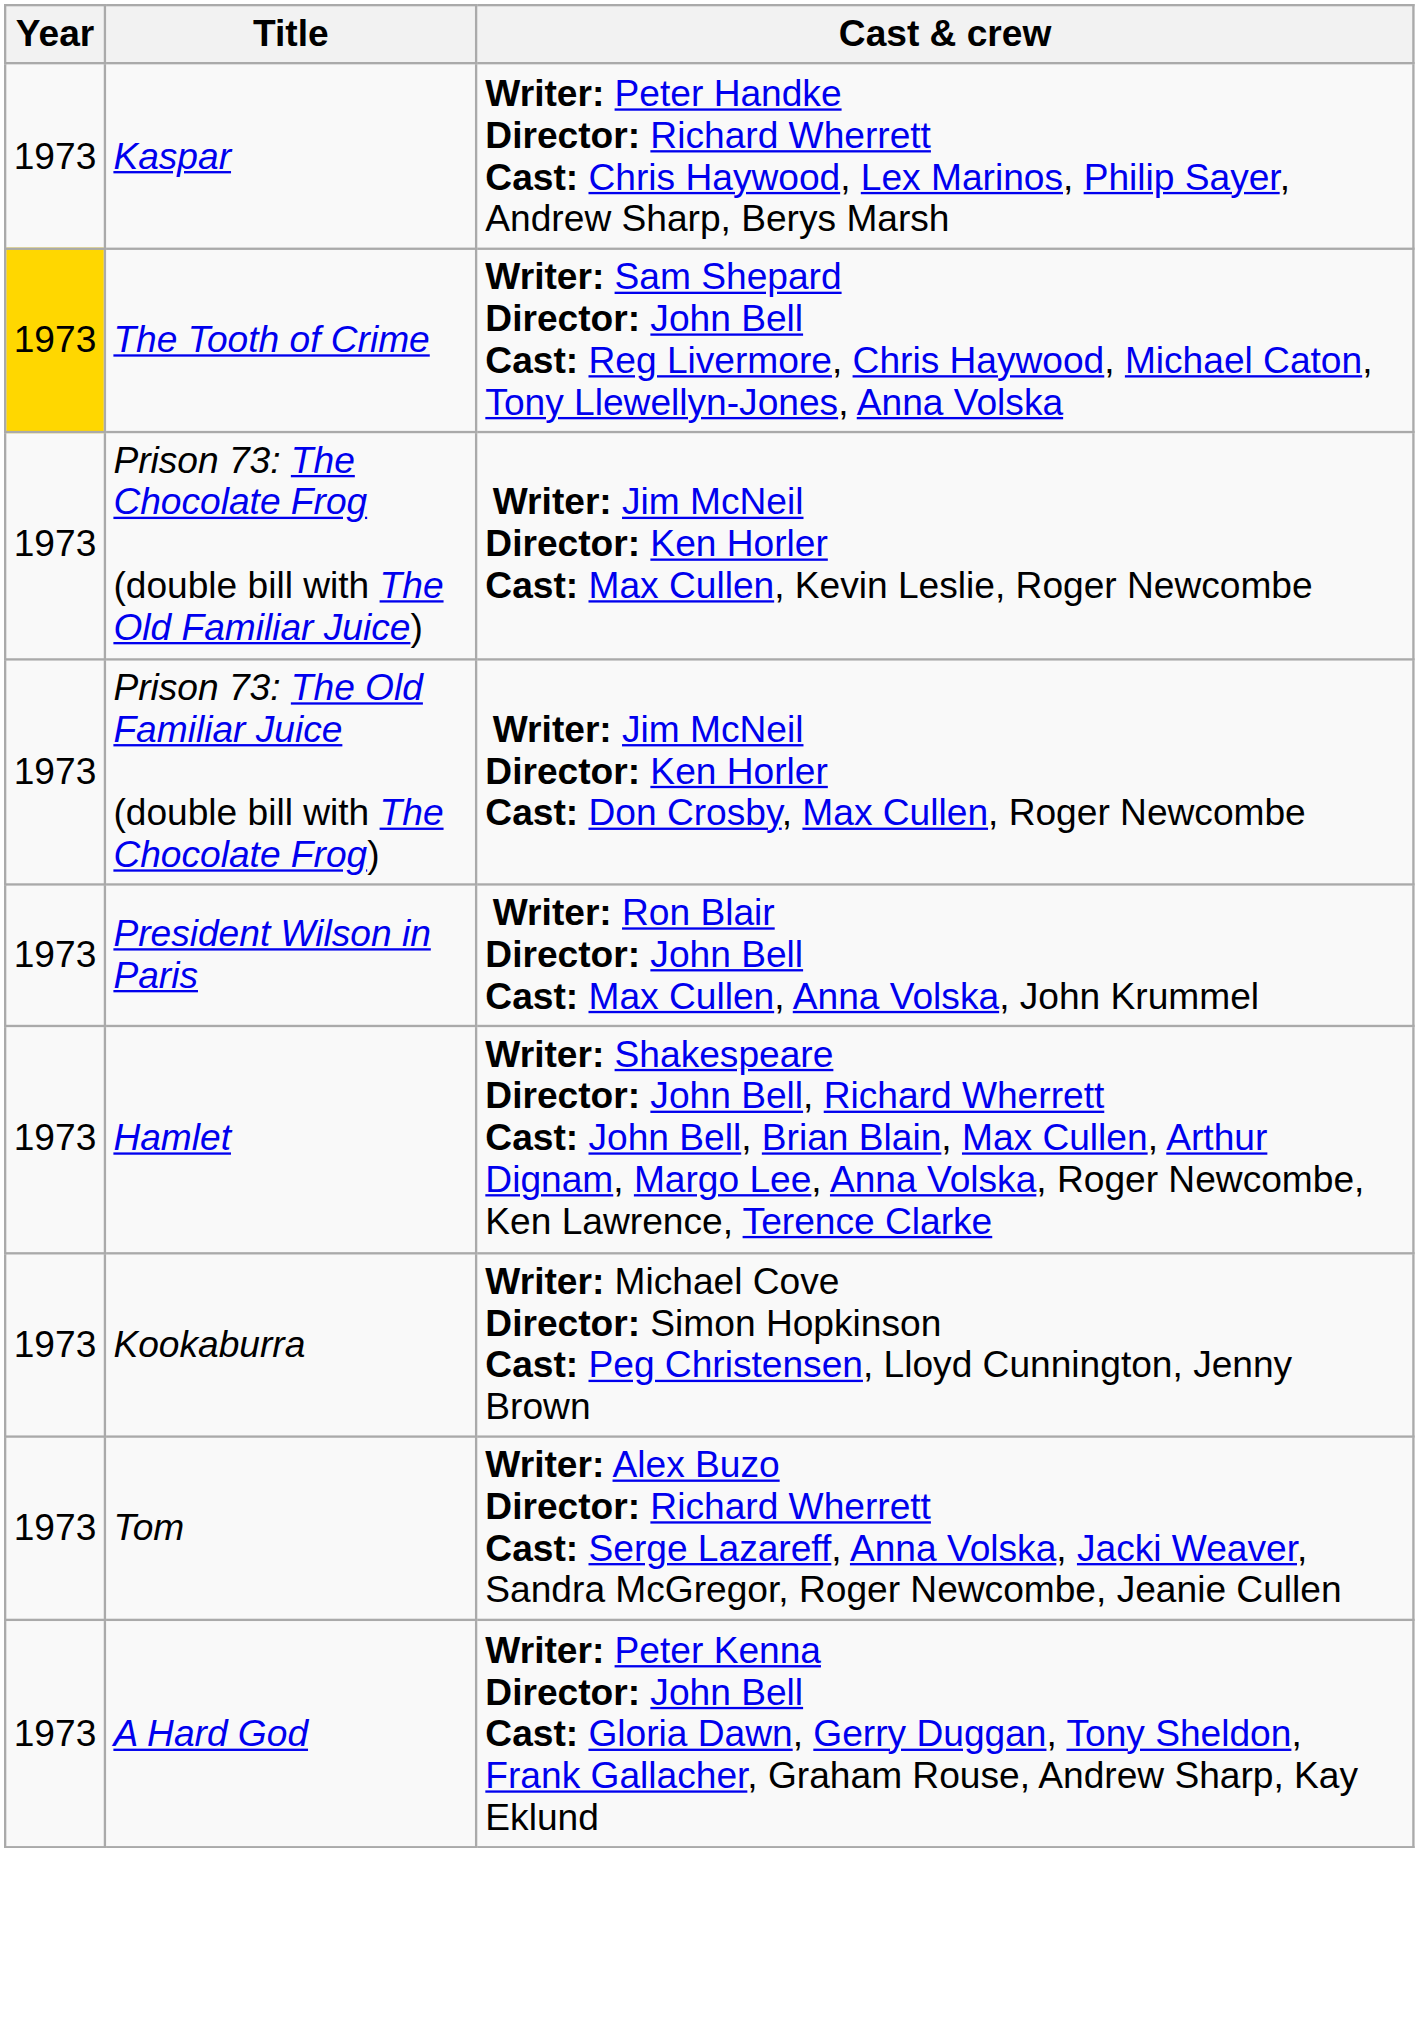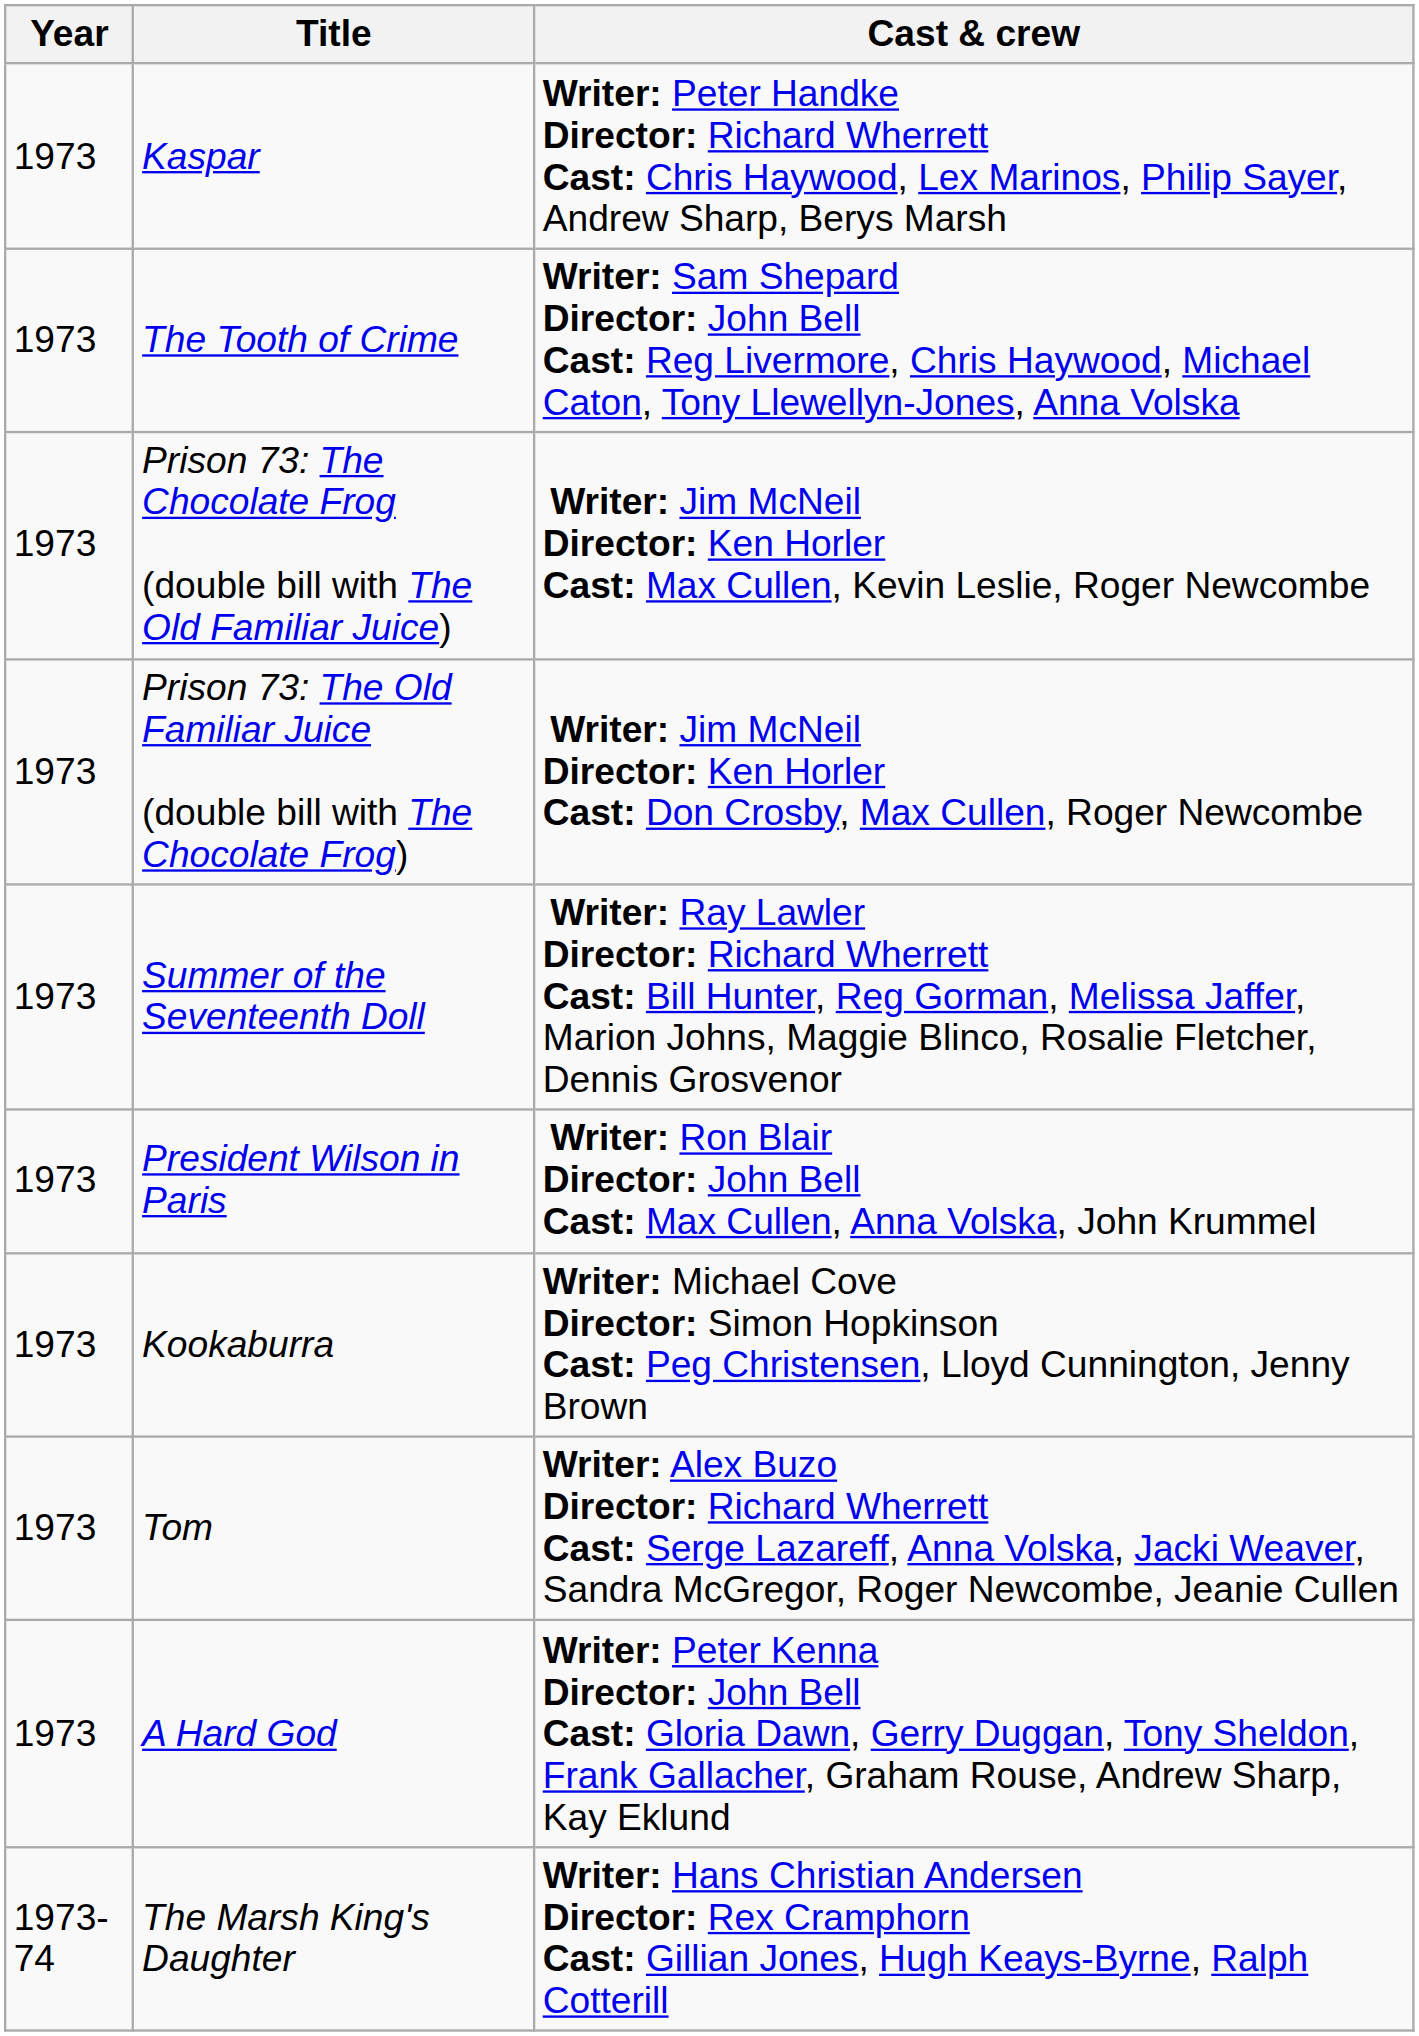(55, 339) gold background -> (55, 339) no background
+ row: (287, 996)
- row: (172, 1138)
+ row: (286, 1938)
